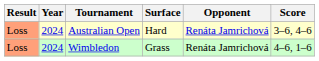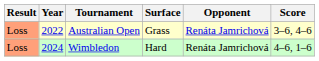(52, 30) 2024 -> (52, 30) 2022
(156, 30) Hard -> (157, 30) Grass
(157, 47) Grass -> (156, 47) Hard
